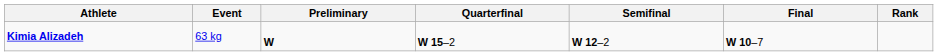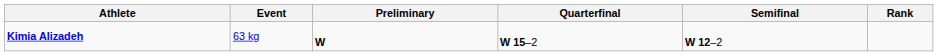- column: (801, 13)
